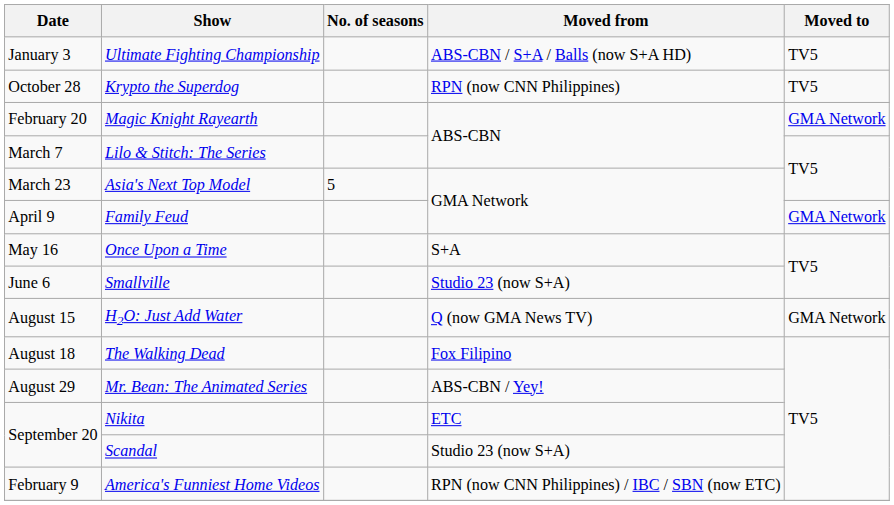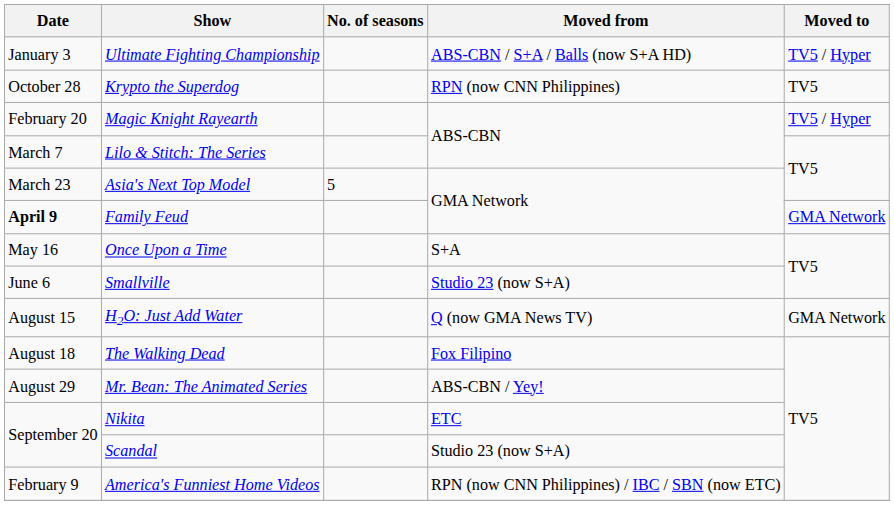(803, 54) TV5 -> (829, 54) TV5 / Hyper
(837, 119) GMA Network -> (829, 119) TV5 / Hyper
(31, 217) normal -> (33, 217) bold
